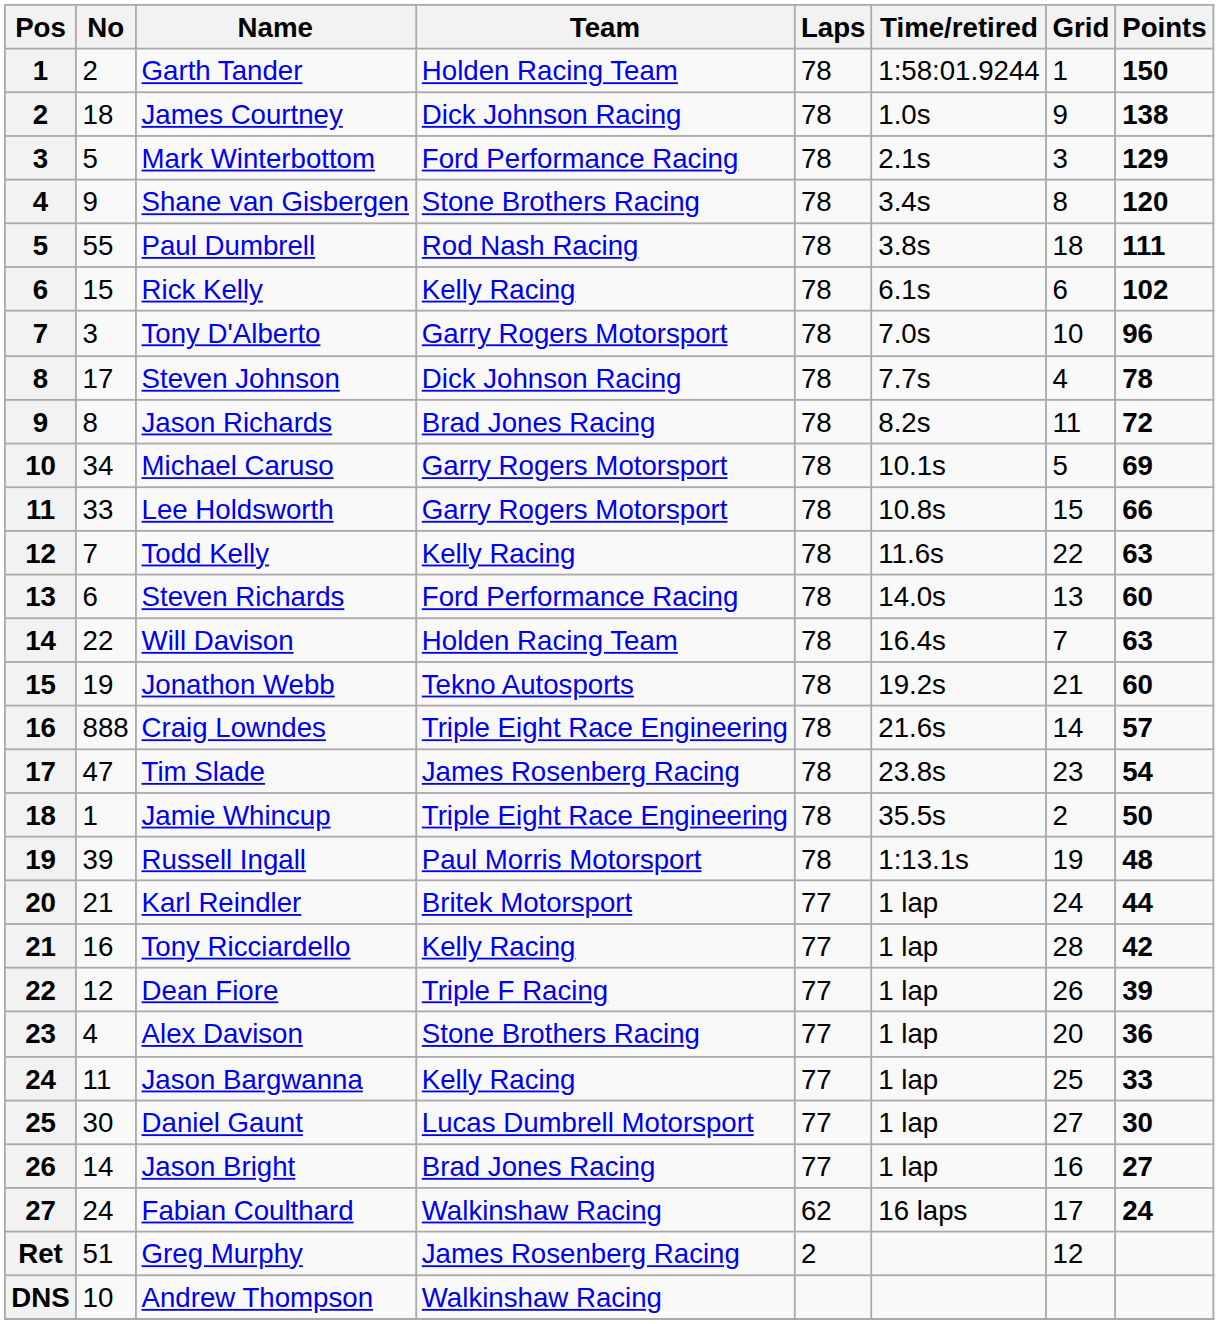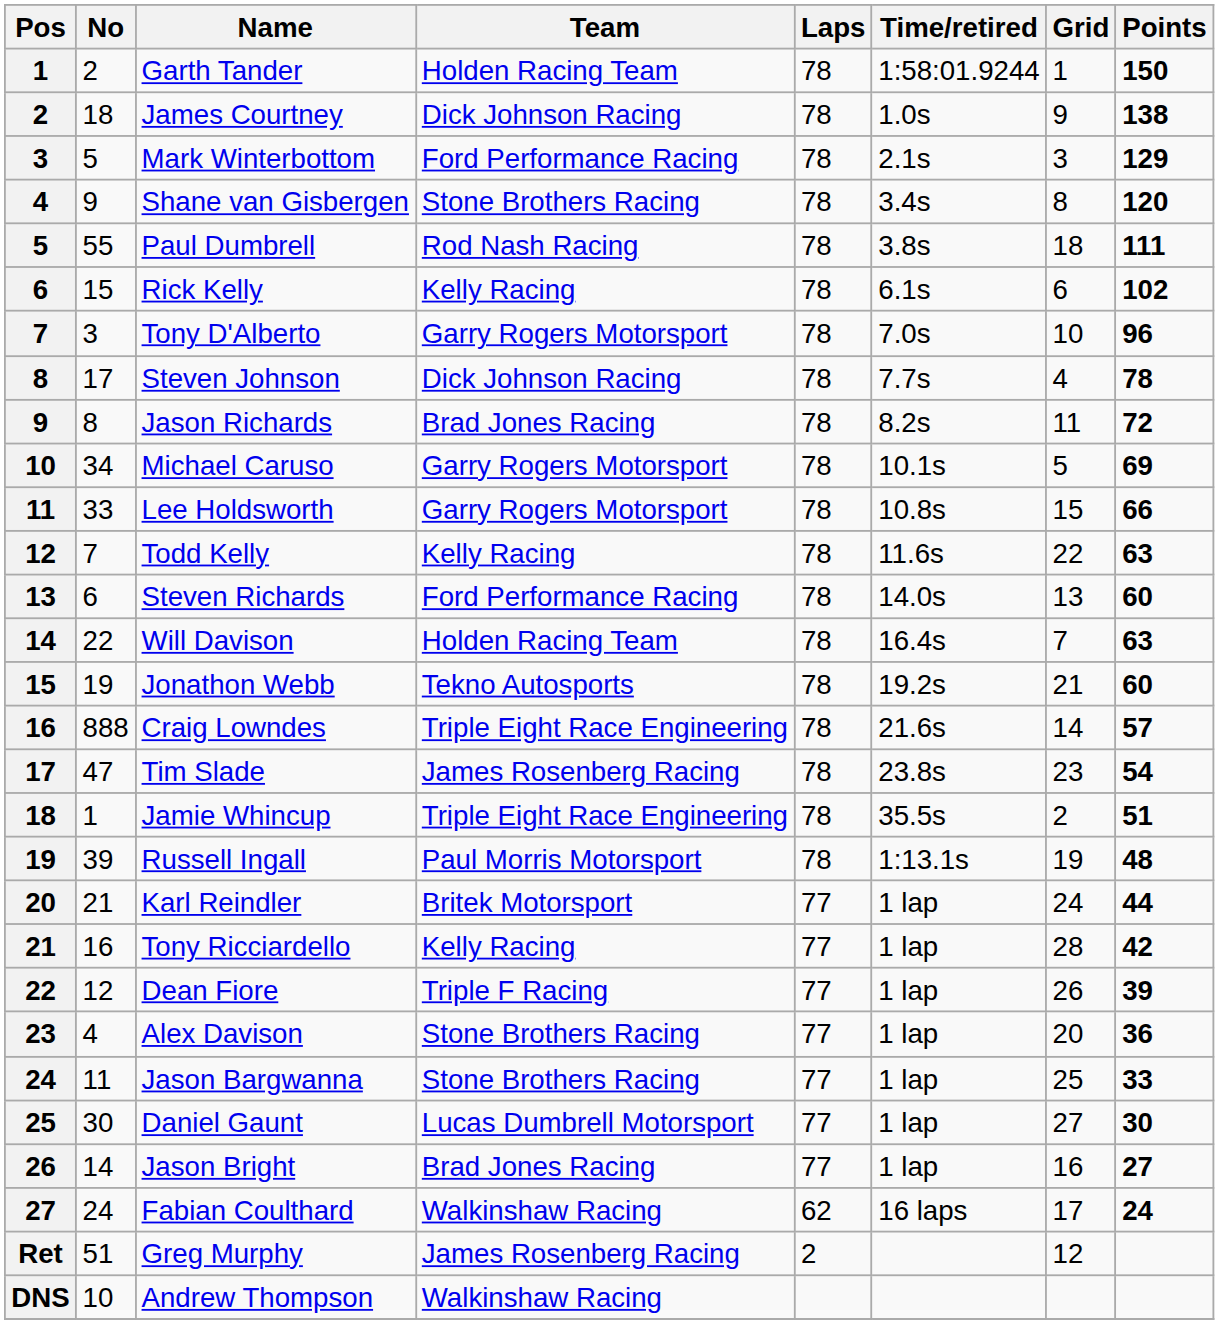(1138, 815) 50 -> (1138, 815) 51
(499, 1078) Kelly Racing -> (561, 1078) Stone Brothers Racing
